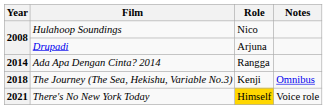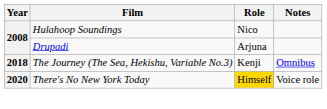- row: (97, 63)
(17, 96) 2021 -> (17, 79) 2020
